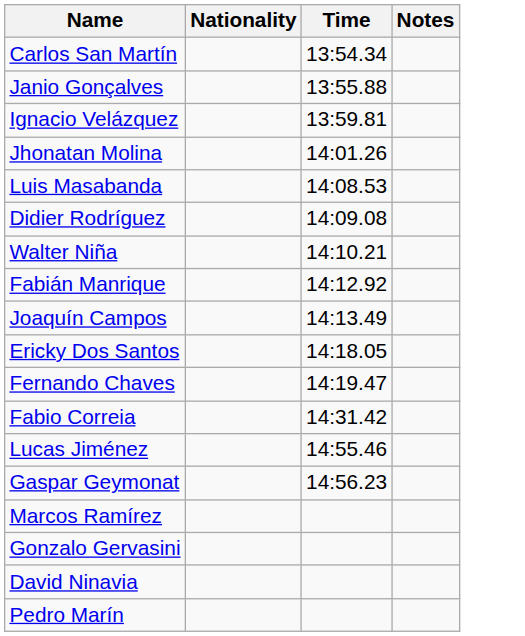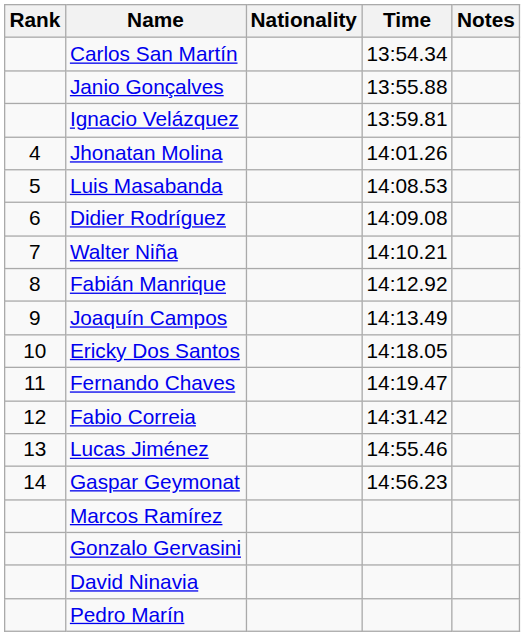+ column: (35, 20)
